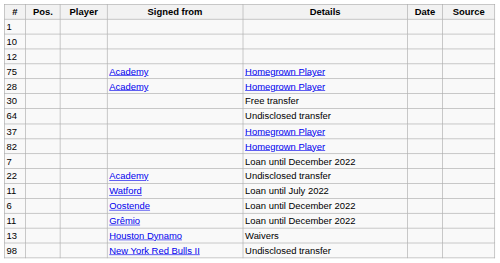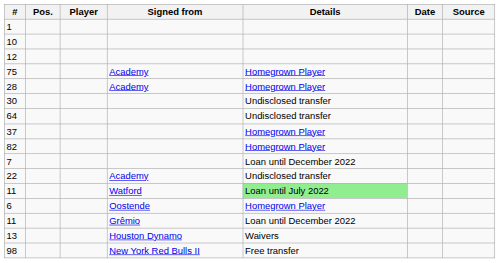(272, 101) Free transfer -> (288, 101) Undisclosed transfer
(287, 191) no background -> (287, 191) lightgreen background
(300, 206) Loan until December 2022 -> (285, 206) Homegrown Player
(288, 251) Undisclosed transfer -> (272, 251) Free transfer
